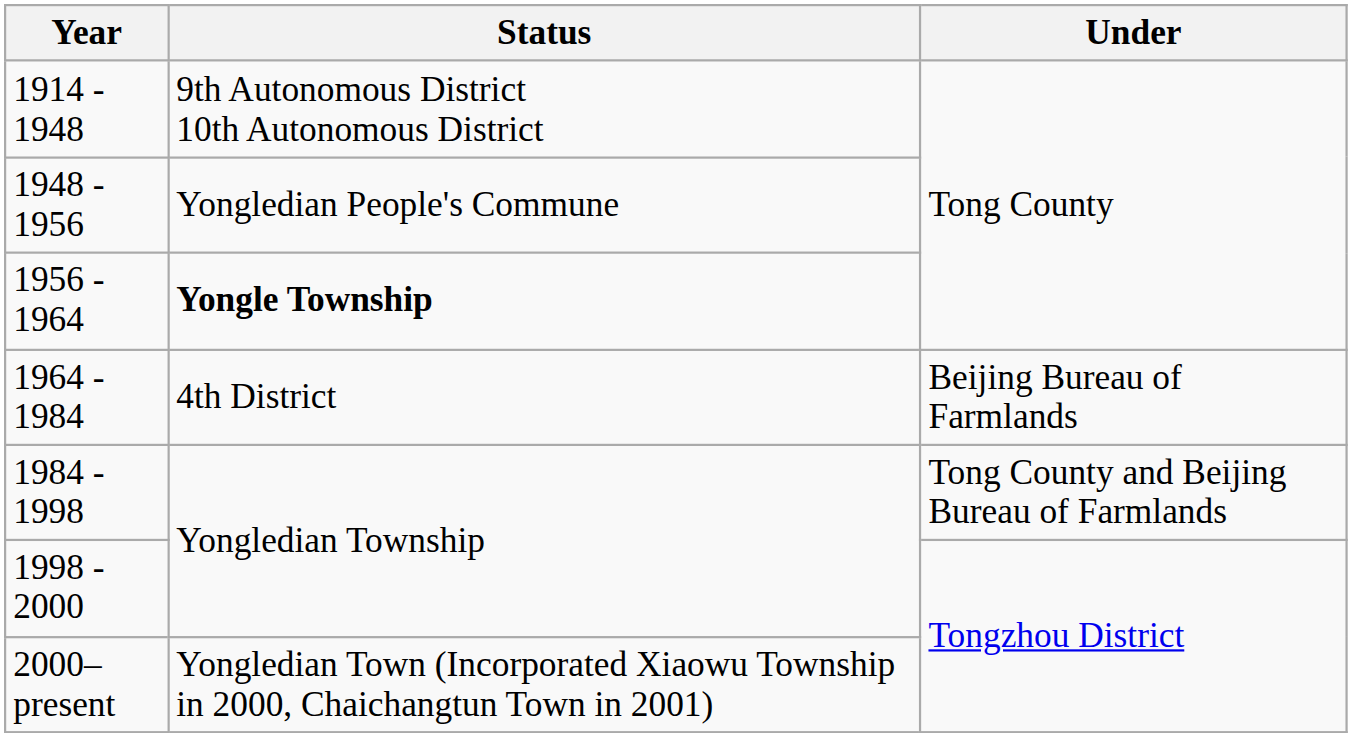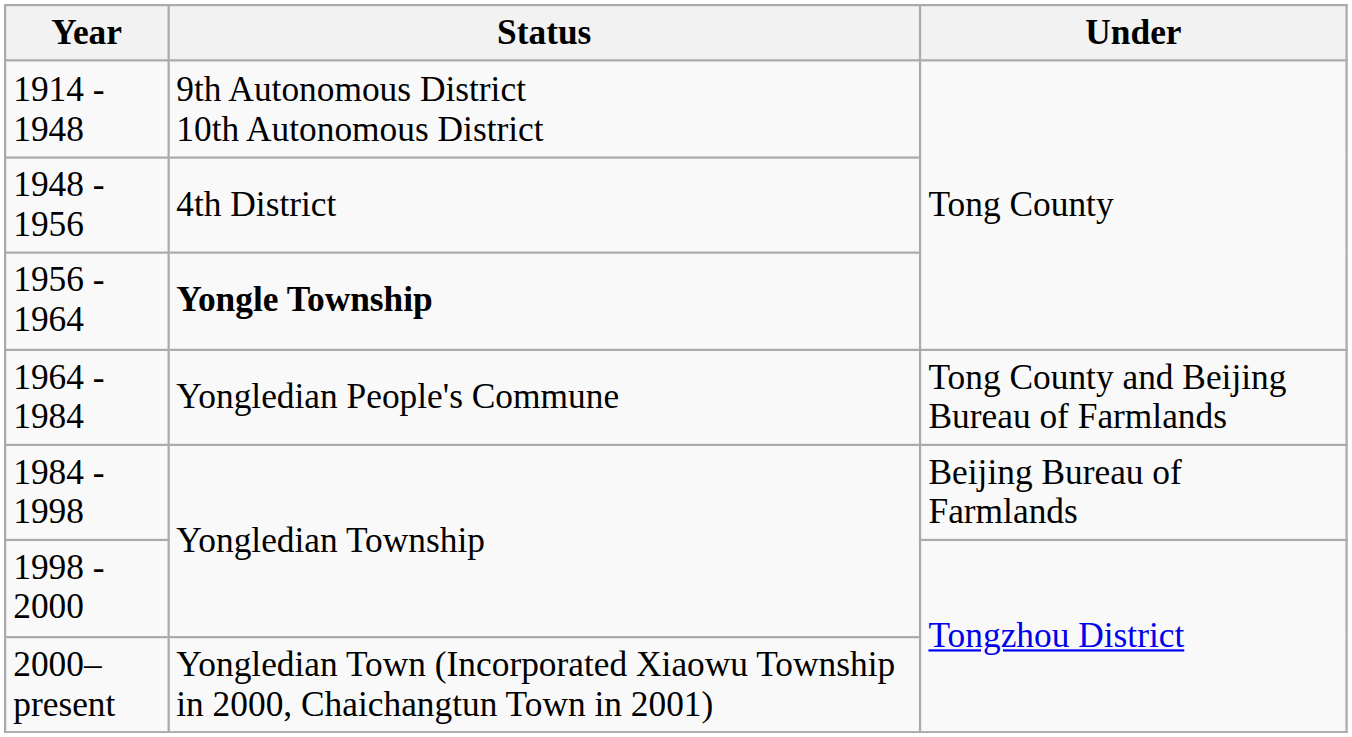(398, 204) Yongledian People's Commune -> (256, 204) 4th District
(256, 396) 4th District -> (398, 396) Yongledian People's Commune
(1055, 396) Beijing Bureau of Farmlands -> (1107, 396) Tong County and Beijing Bureau of Farmlands
(1107, 491) Tong County and Beijing Bureau of Farmlands -> (1055, 491) Beijing Bureau of Farmlands
